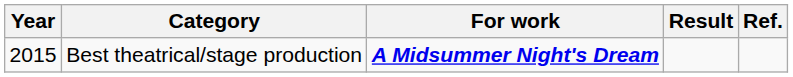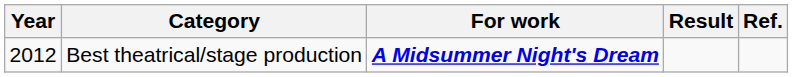(33, 54) 2015 -> (33, 54) 2012
